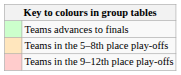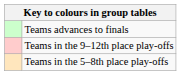rows swapped: (96, 45) <-> (99, 62)
